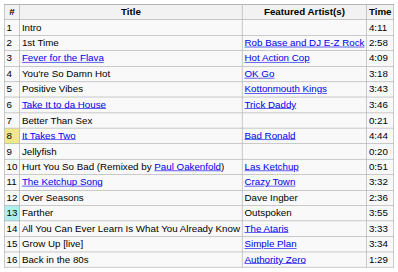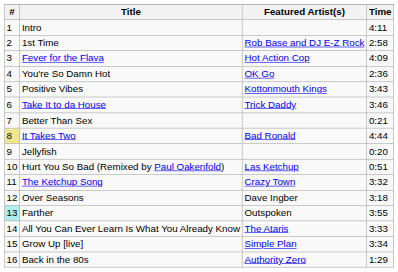(378, 74) 3:18 -> (378, 74) 2:36
(378, 197) 2:36 -> (378, 197) 3:18
